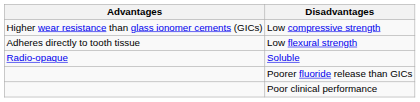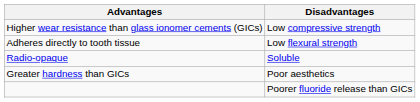+ row: (301, 74)
- row: (322, 89)
